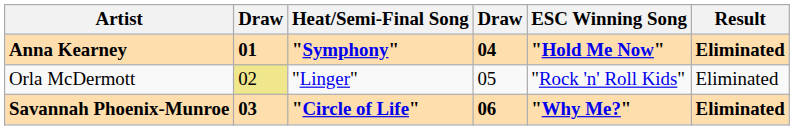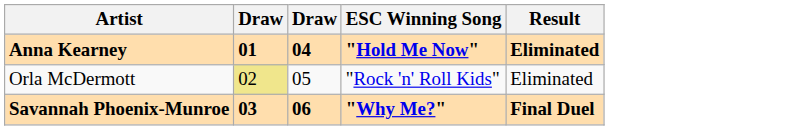- column: (380, 19)
(740, 109) Eliminated -> (552, 109) Final Duel
